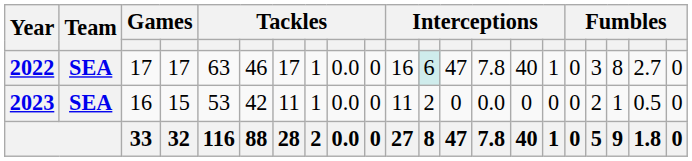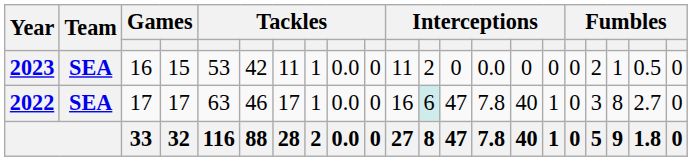rows swapped: (32, 67) <-> (32, 102)
